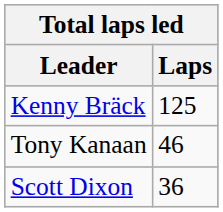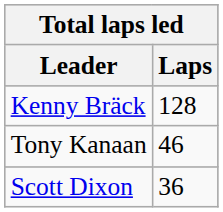(177, 105) 125 -> (177, 105) 128
